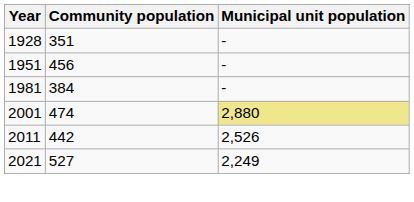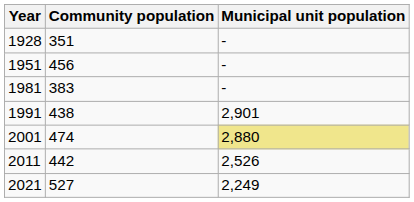(61, 88) 384 -> (61, 88) 383
+ row: (25, 112)
